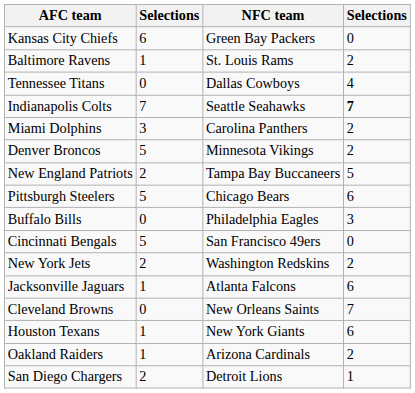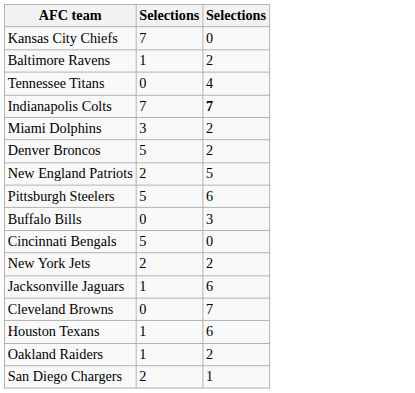- column: (273, 15)
(143, 38) 6 -> (143, 38) 7
